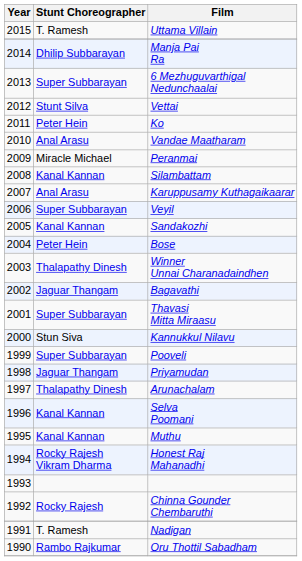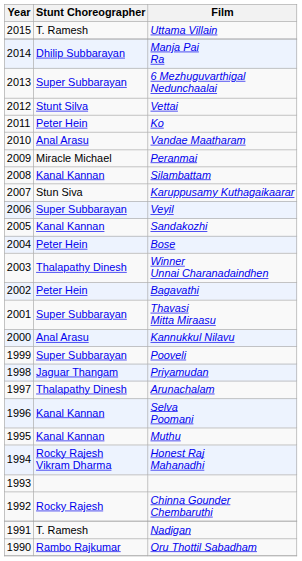(62, 192) Anal Arasu -> (59, 192) Stun Siva
(77, 291) Jaguar Thangam -> (62, 291) Peter Hein
(59, 338) Stun Siva -> (62, 338) Anal Arasu
